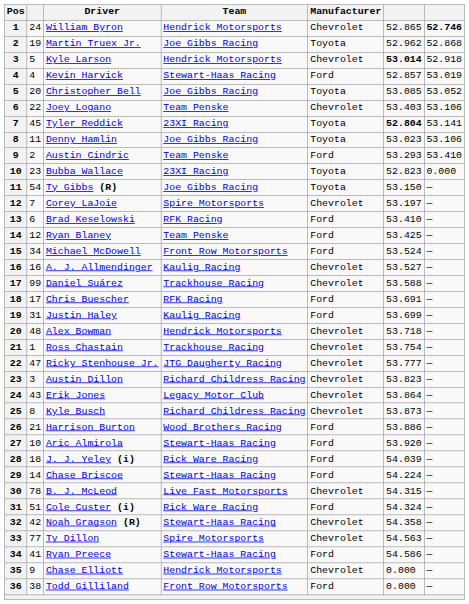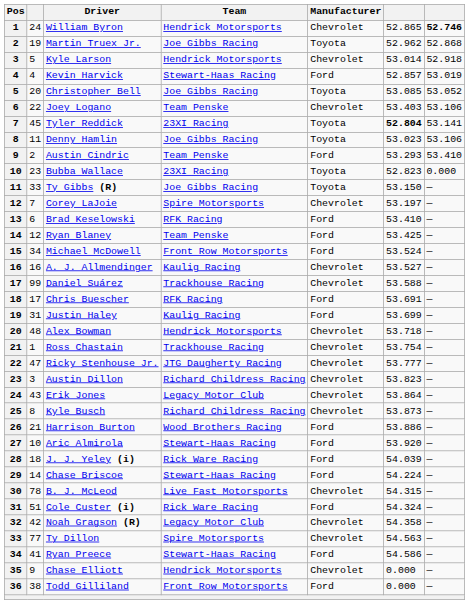(404, 61) bold -> (404, 61) normal
(35, 188) 54 -> (35, 188) 33
(220, 523) Stewart-Haas Racing -> (214, 523) Legacy Motor Club
